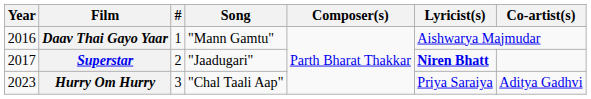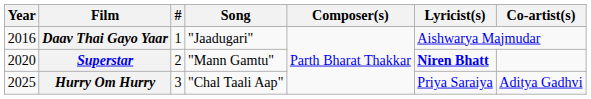(231, 37) "Mann Gamtu" -> (221, 37) "Jaadugari"
(22, 60) 2017 -> (22, 60) 2020
(221, 60) "Jaadugari" -> (231, 60) "Mann Gamtu"
(22, 82) 2023 -> (22, 82) 2025
